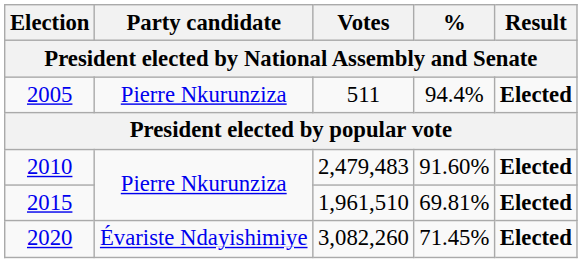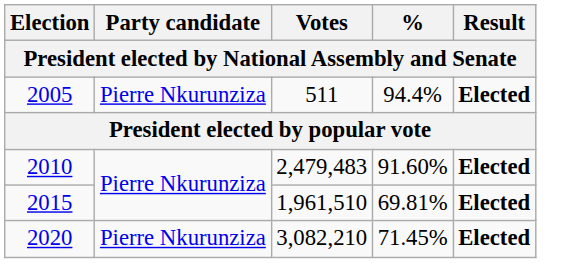(204, 238) Évariste Ndayishimiye -> (183, 238) Pierre Nkurunziza
(363, 238) 3,082,260 -> (322, 238) 3,082,210
